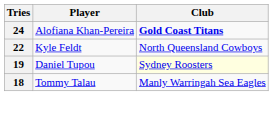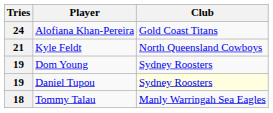(181, 30) bold -> (178, 30) normal
(19, 47) 22 -> (19, 47) 21
+ row: (62, 64)
